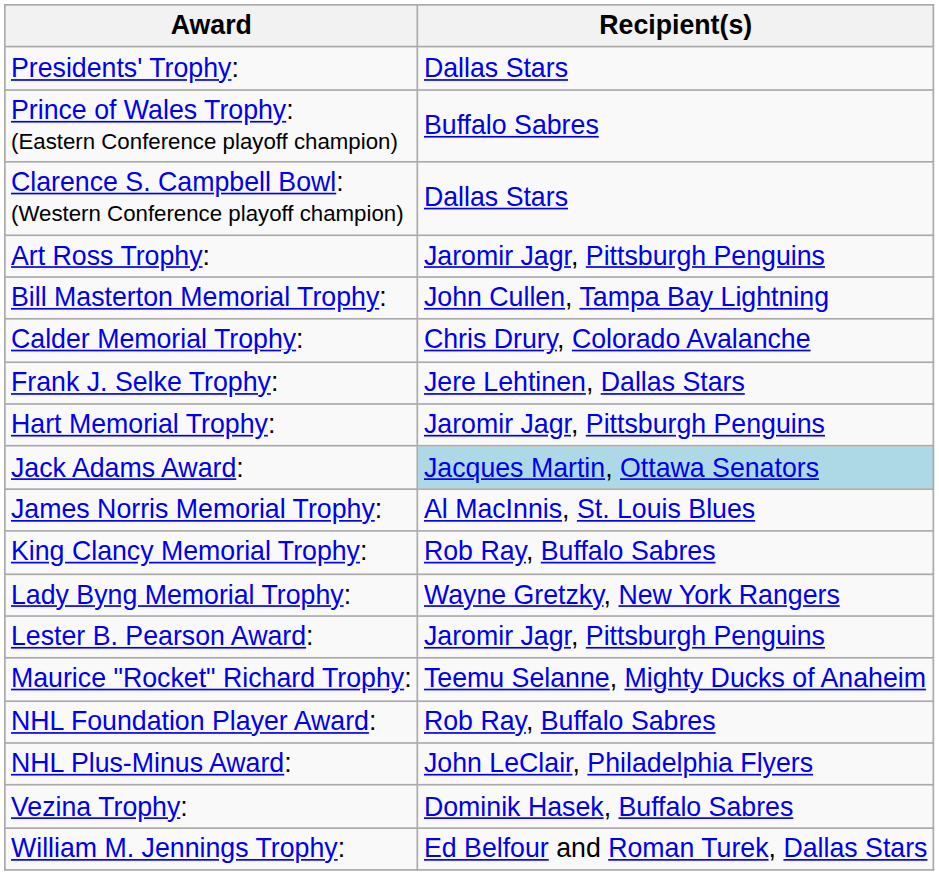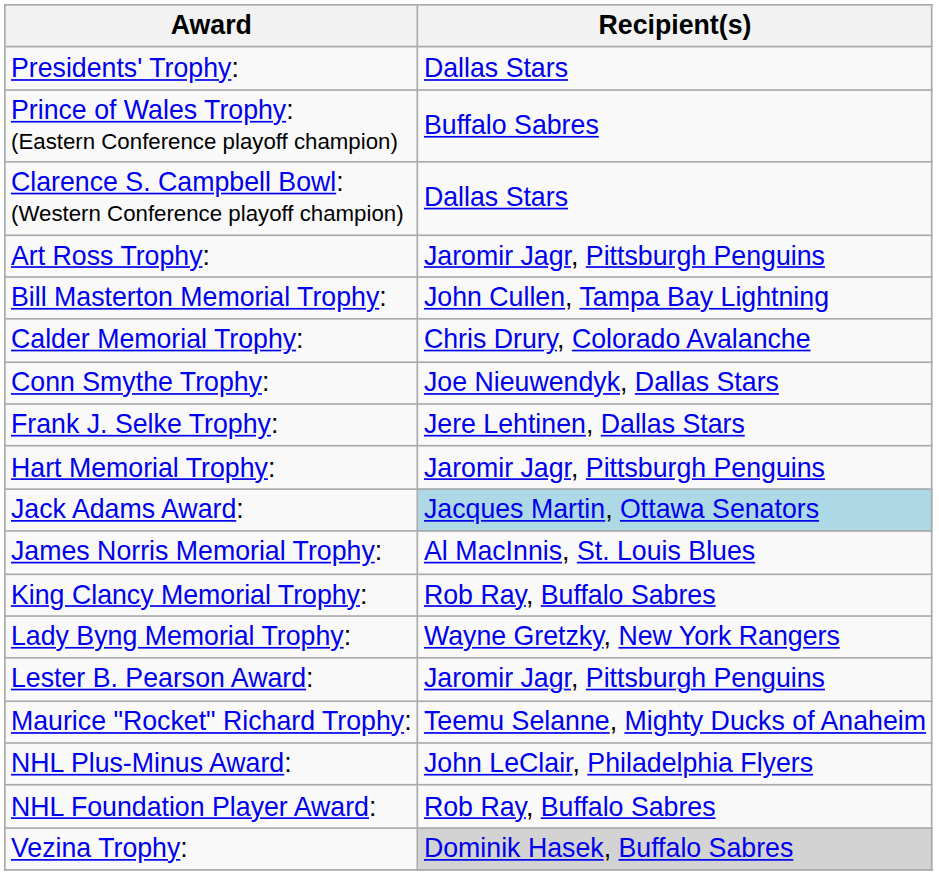+ row: (140, 382)
rows swapped: (194, 721) <-> (151, 763)
(609, 806) no background -> (609, 848) lightgrey background
- row: (178, 848)
